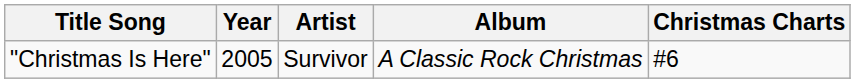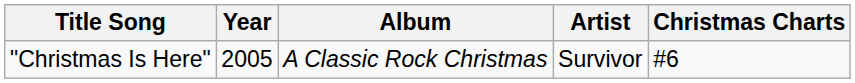columns swapped: (510, 22) <-> (326, 22)
